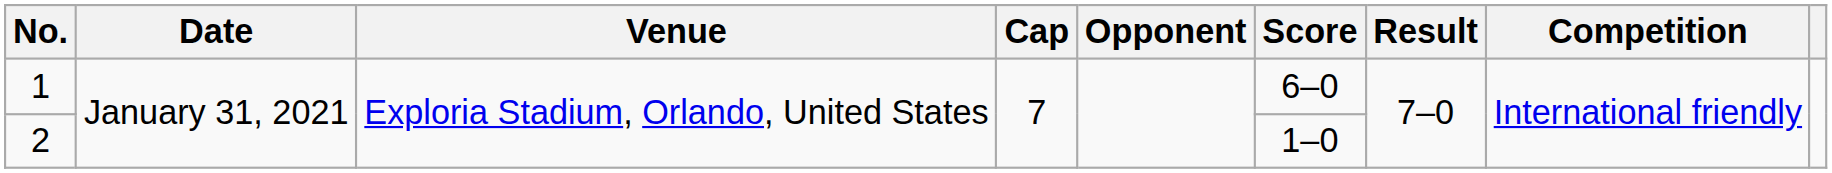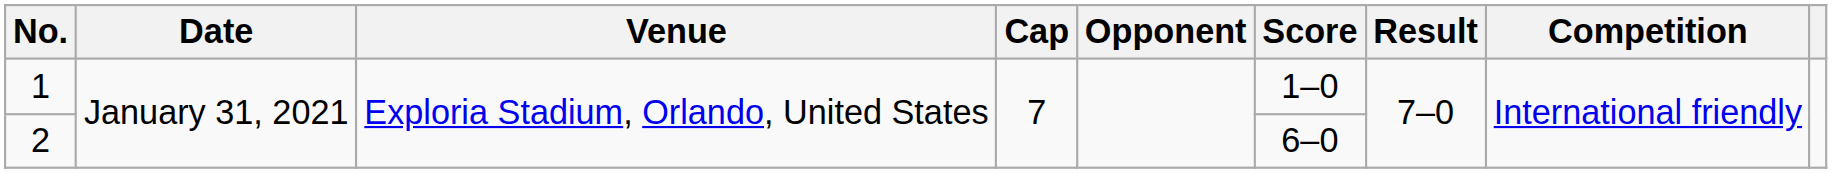(1310, 85) 6–0 -> (1310, 85) 1–0
(1310, 140) 1–0 -> (1310, 140) 6–0
